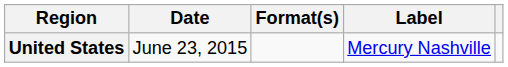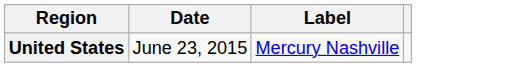- column: (297, 18)
